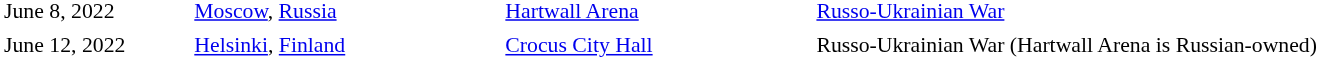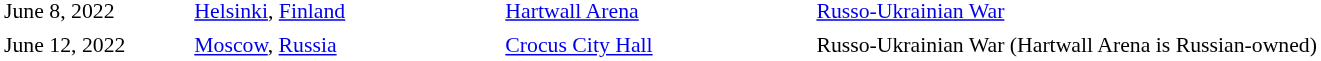(265, 10) Moscow, Russia -> (270, 10) Helsinki, Finland
(270, 45) Helsinki, Finland -> (265, 45) Moscow, Russia
